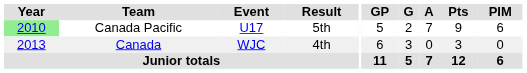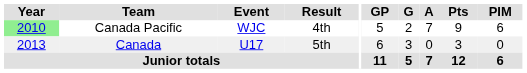(251, 28) U17 -> (251, 28) WJC
(322, 28) 5th -> (322, 28) 4th
(251, 44) WJC -> (251, 44) U17
(322, 44) 4th -> (322, 44) 5th
